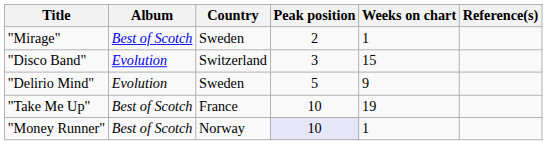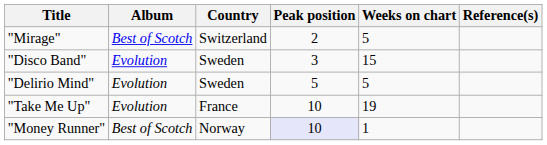(222, 38) Sweden -> (233, 38) Switzerland
(366, 38) 1 -> (366, 38) 5
(233, 60) Switzerland -> (222, 60) Sweden
(366, 83) 9 -> (366, 83) 5
(152, 106) Best of Scotch -> (139, 106) Evolution
